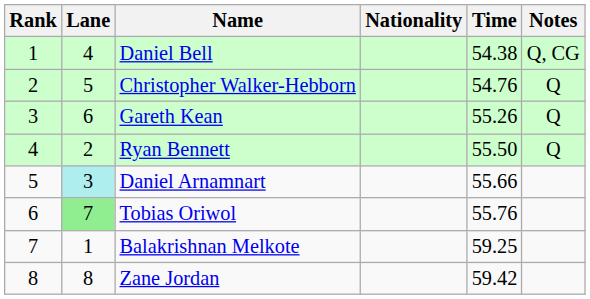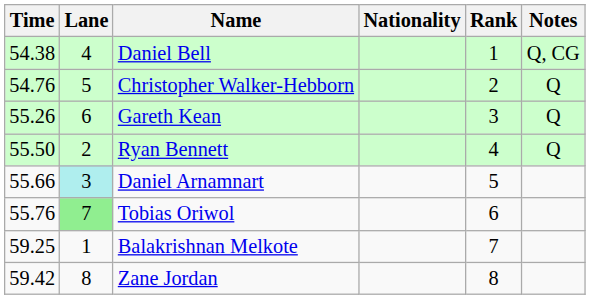columns swapped: (33, 20) <-> (494, 20)
